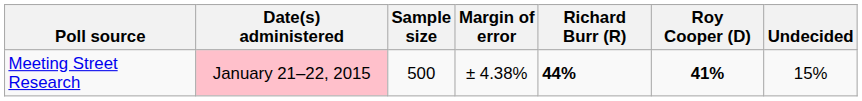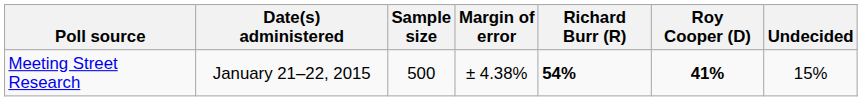(292, 72) pink background -> (292, 72) no background
(559, 72) 44% -> (559, 72) 54%
